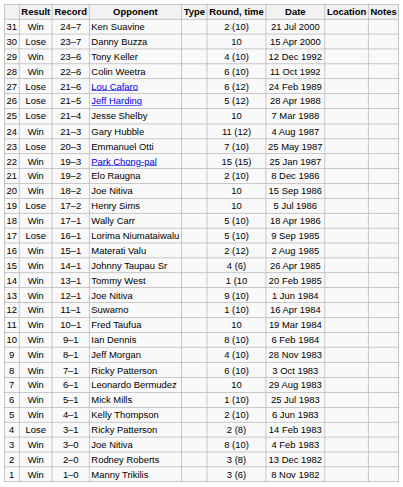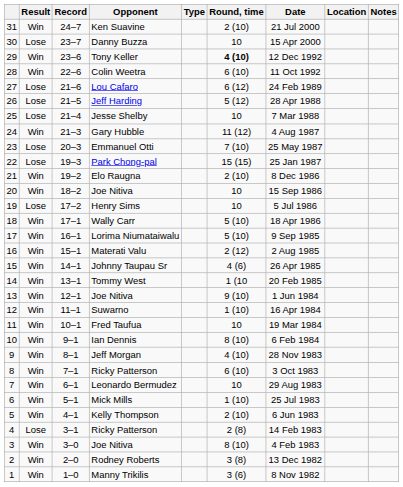(237, 57) normal -> (237, 57) bold
(36, 161) Win -> (36, 161) Lose
(36, 236) Lose -> (36, 236) Win
